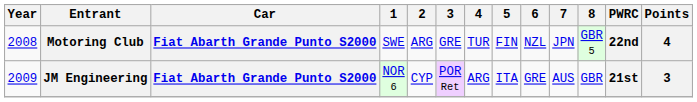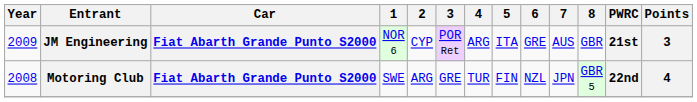rows swapped: (95, 43) <-> (95, 79)
